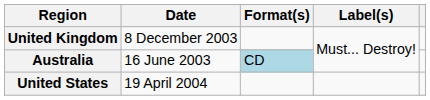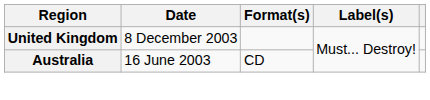(254, 60) lightblue background -> (254, 60) no background
- row: (63, 83)
